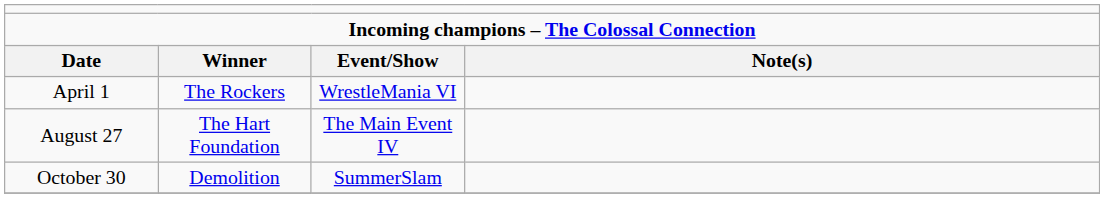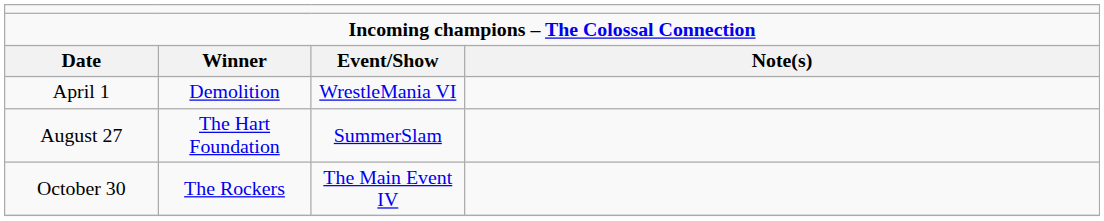(235, 92) The Rockers -> (235, 92) Demolition
(388, 134) The Main Event IV -> (388, 134) SummerSlam
(235, 177) Demolition -> (235, 188) The Rockers
(388, 177) SummerSlam -> (388, 188) The Main Event IV
